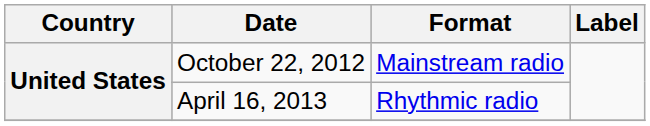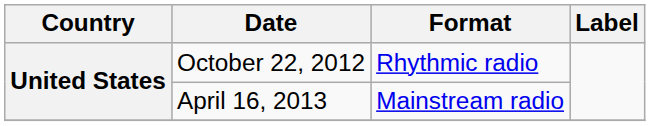(470, 62) Mainstream radio -> (457, 62) Rhythmic radio
(457, 100) Rhythmic radio -> (470, 100) Mainstream radio
